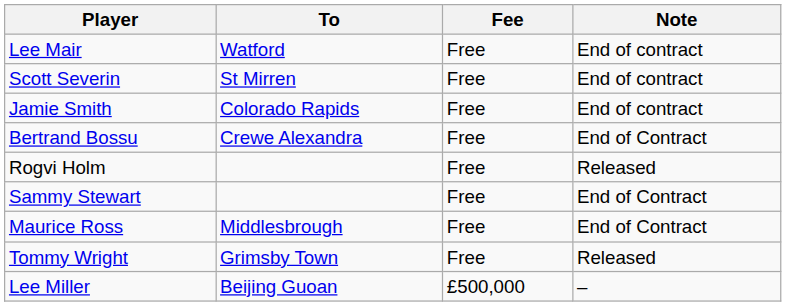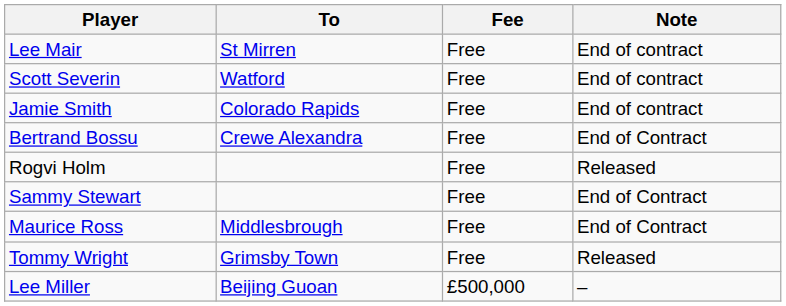(252, 49) Watford -> (258, 49) St Mirren
(258, 79) St Mirren -> (252, 79) Watford
